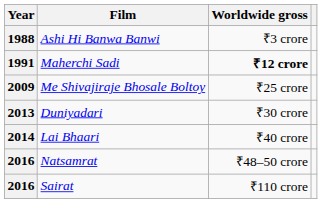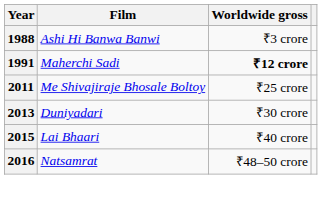(21, 87) 2009 -> (21, 87) 2011
(21, 136) 2014 -> (21, 136) 2015
- row: (57, 186)
